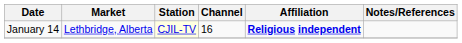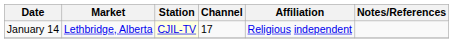(207, 29) 16 -> (207, 29) 17
(304, 29) bold -> (300, 29) normal
